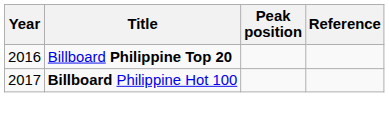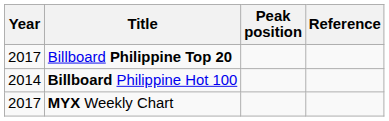(24, 56) 2016 -> (24, 56) 2017
(24, 80) 2017 -> (24, 80) 2014
+ row: (111, 103)
